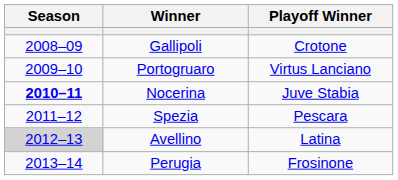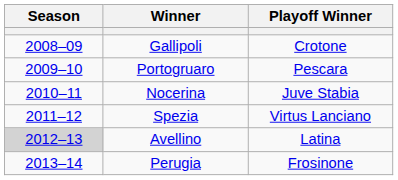(320, 69) Virtus Lanciano -> (320, 69) Pescara
(54, 92) bold -> (54, 92) normal
(320, 116) Pescara -> (320, 116) Virtus Lanciano
